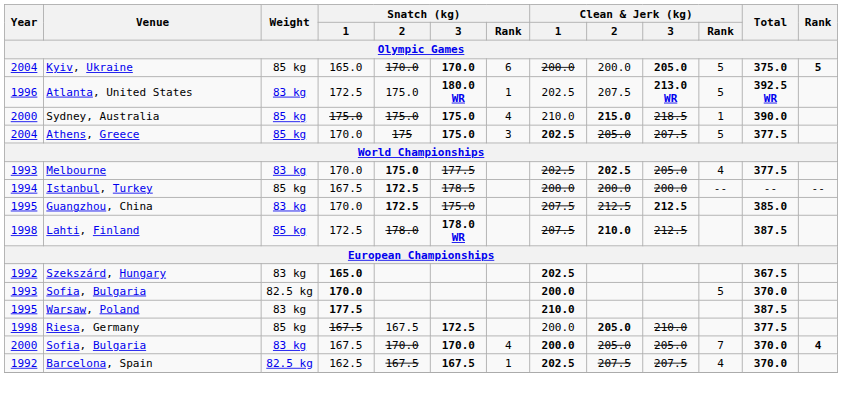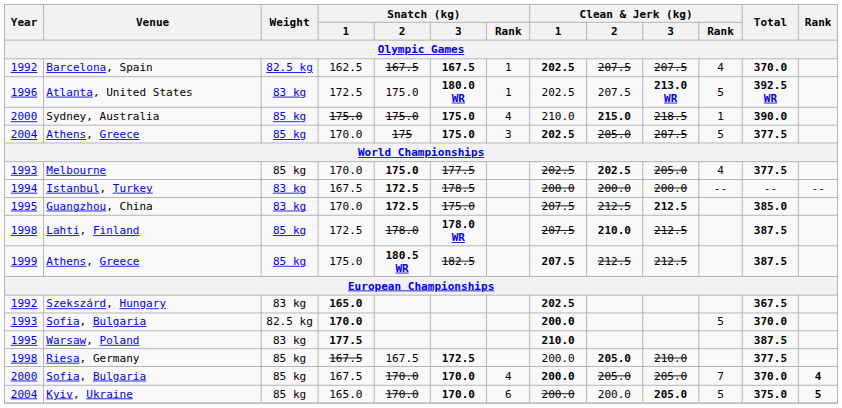rows swapped: (24, 363) <-> (24, 67)
(290, 170) 83 kg -> (290, 170) 85 kg
(290, 188) 85 kg -> (290, 188) 83 kg
+ row: (24, 261)
(290, 345) 83 kg -> (290, 376) 85 kg
